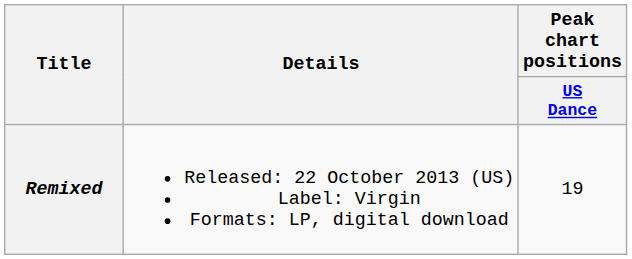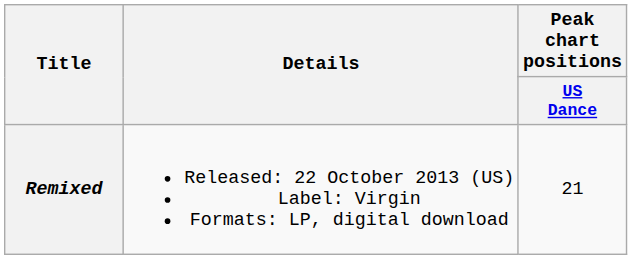(572, 189) 19 -> (572, 189) 21
